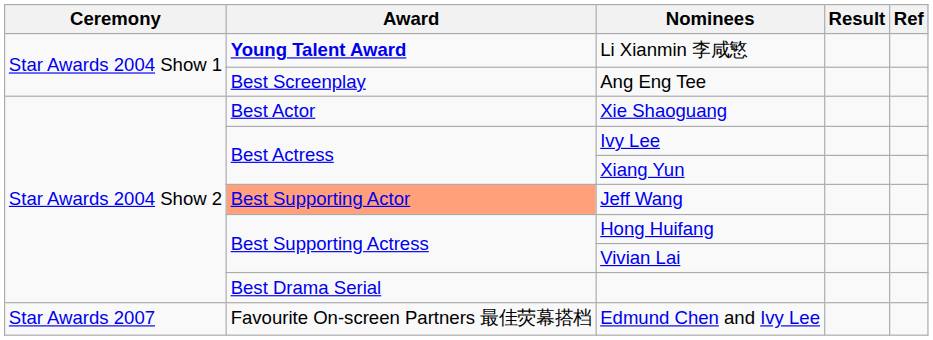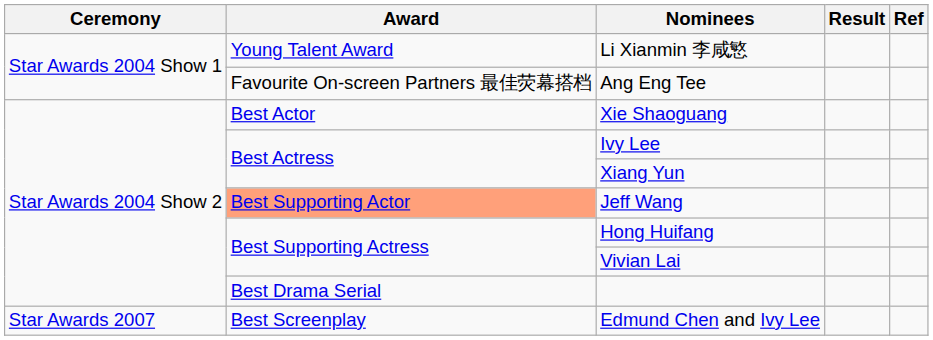(318, 50) bold -> (312, 50) normal
(298, 81) Best Screenplay -> (411, 82) Favourite On-screen Partners 最佳荧幕搭档
(411, 318) Favourite On-screen Partners 最佳荧幕搭档 -> (298, 320) Best Screenplay
